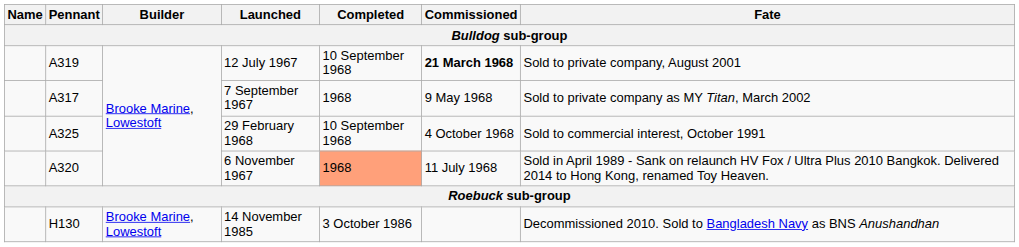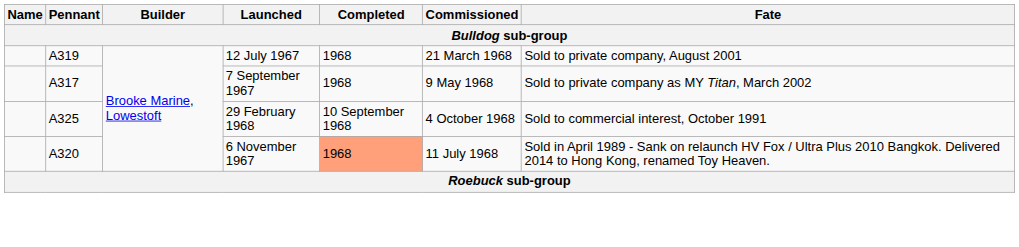(363, 63) 10 September 1968 -> (337, 55) 1968
(469, 63) bold -> (469, 55) normal
- row: (263, 224)
